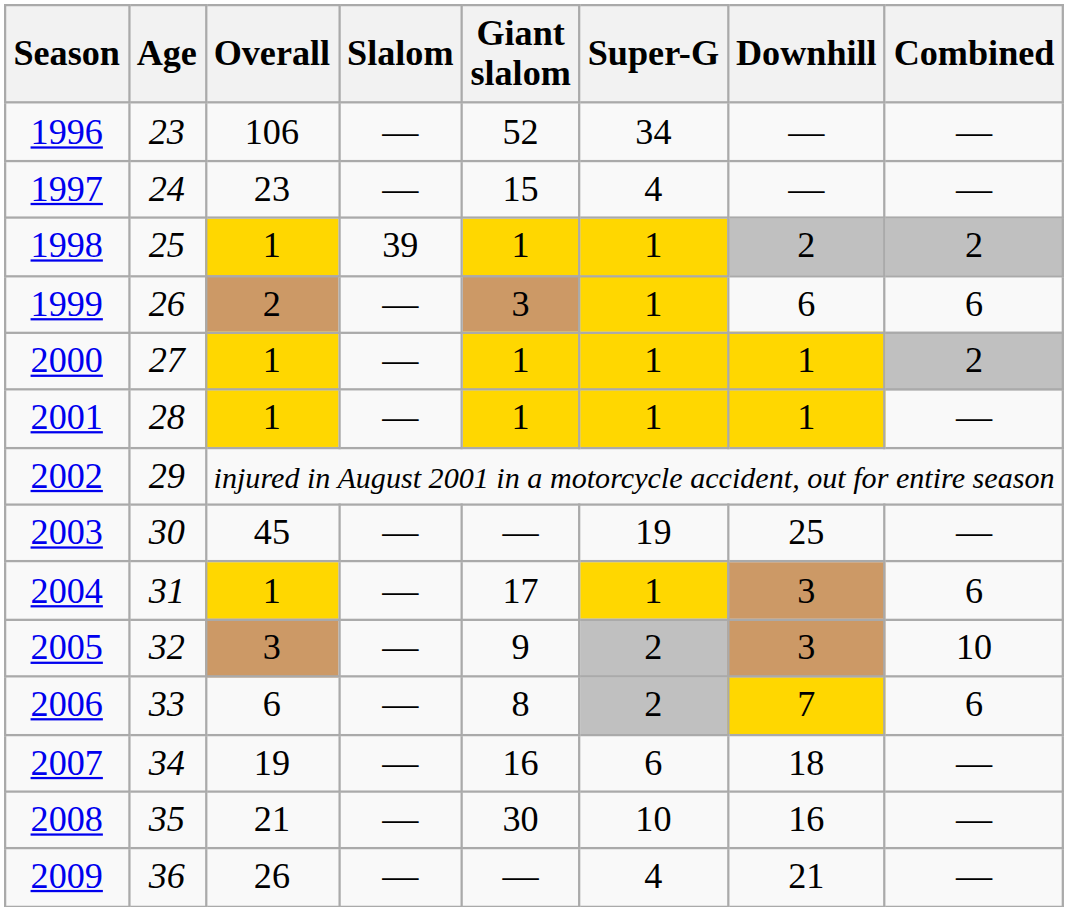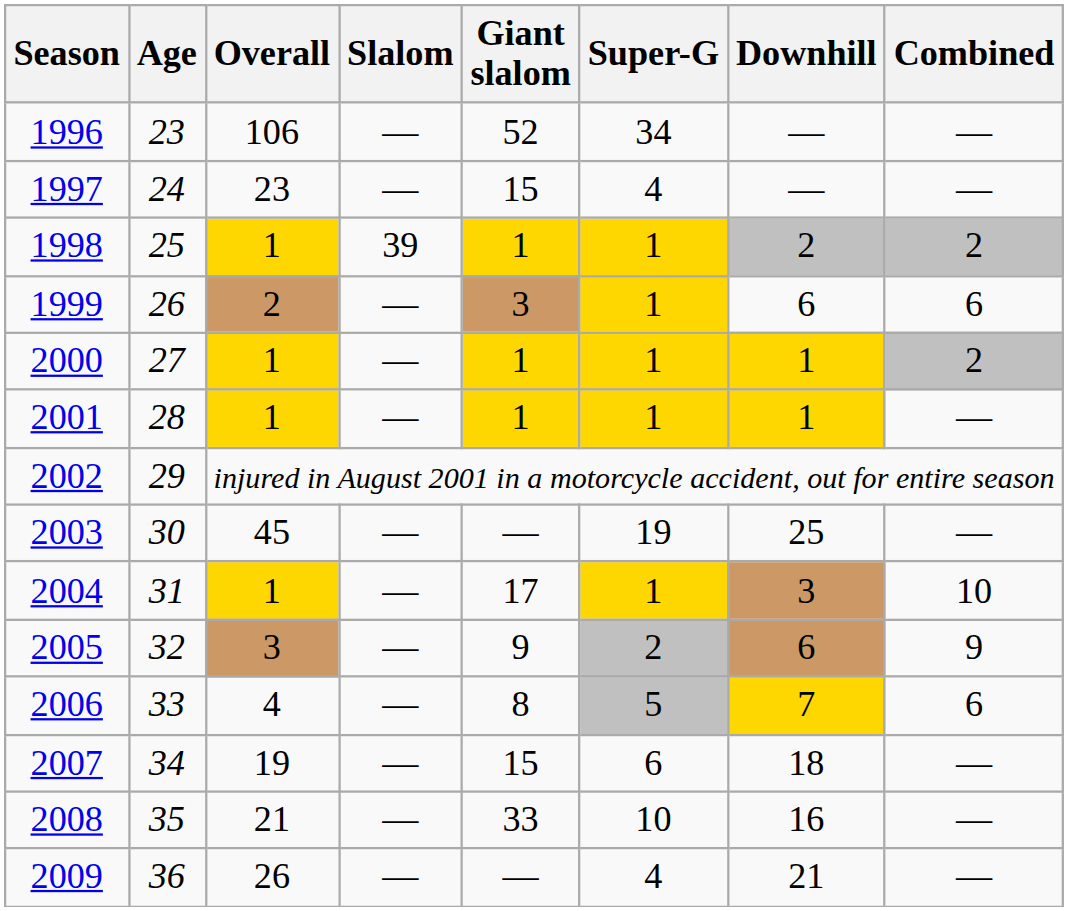(974, 589) 6 -> (974, 589) 10
(806, 647) 3 -> (806, 647) 6
(974, 647) 10 -> (974, 647) 9
(272, 704) 6 -> (272, 704) 4
(653, 704) 2 -> (653, 704) 5
(521, 762) 16 -> (521, 762) 15
(521, 819) 30 -> (521, 819) 33
